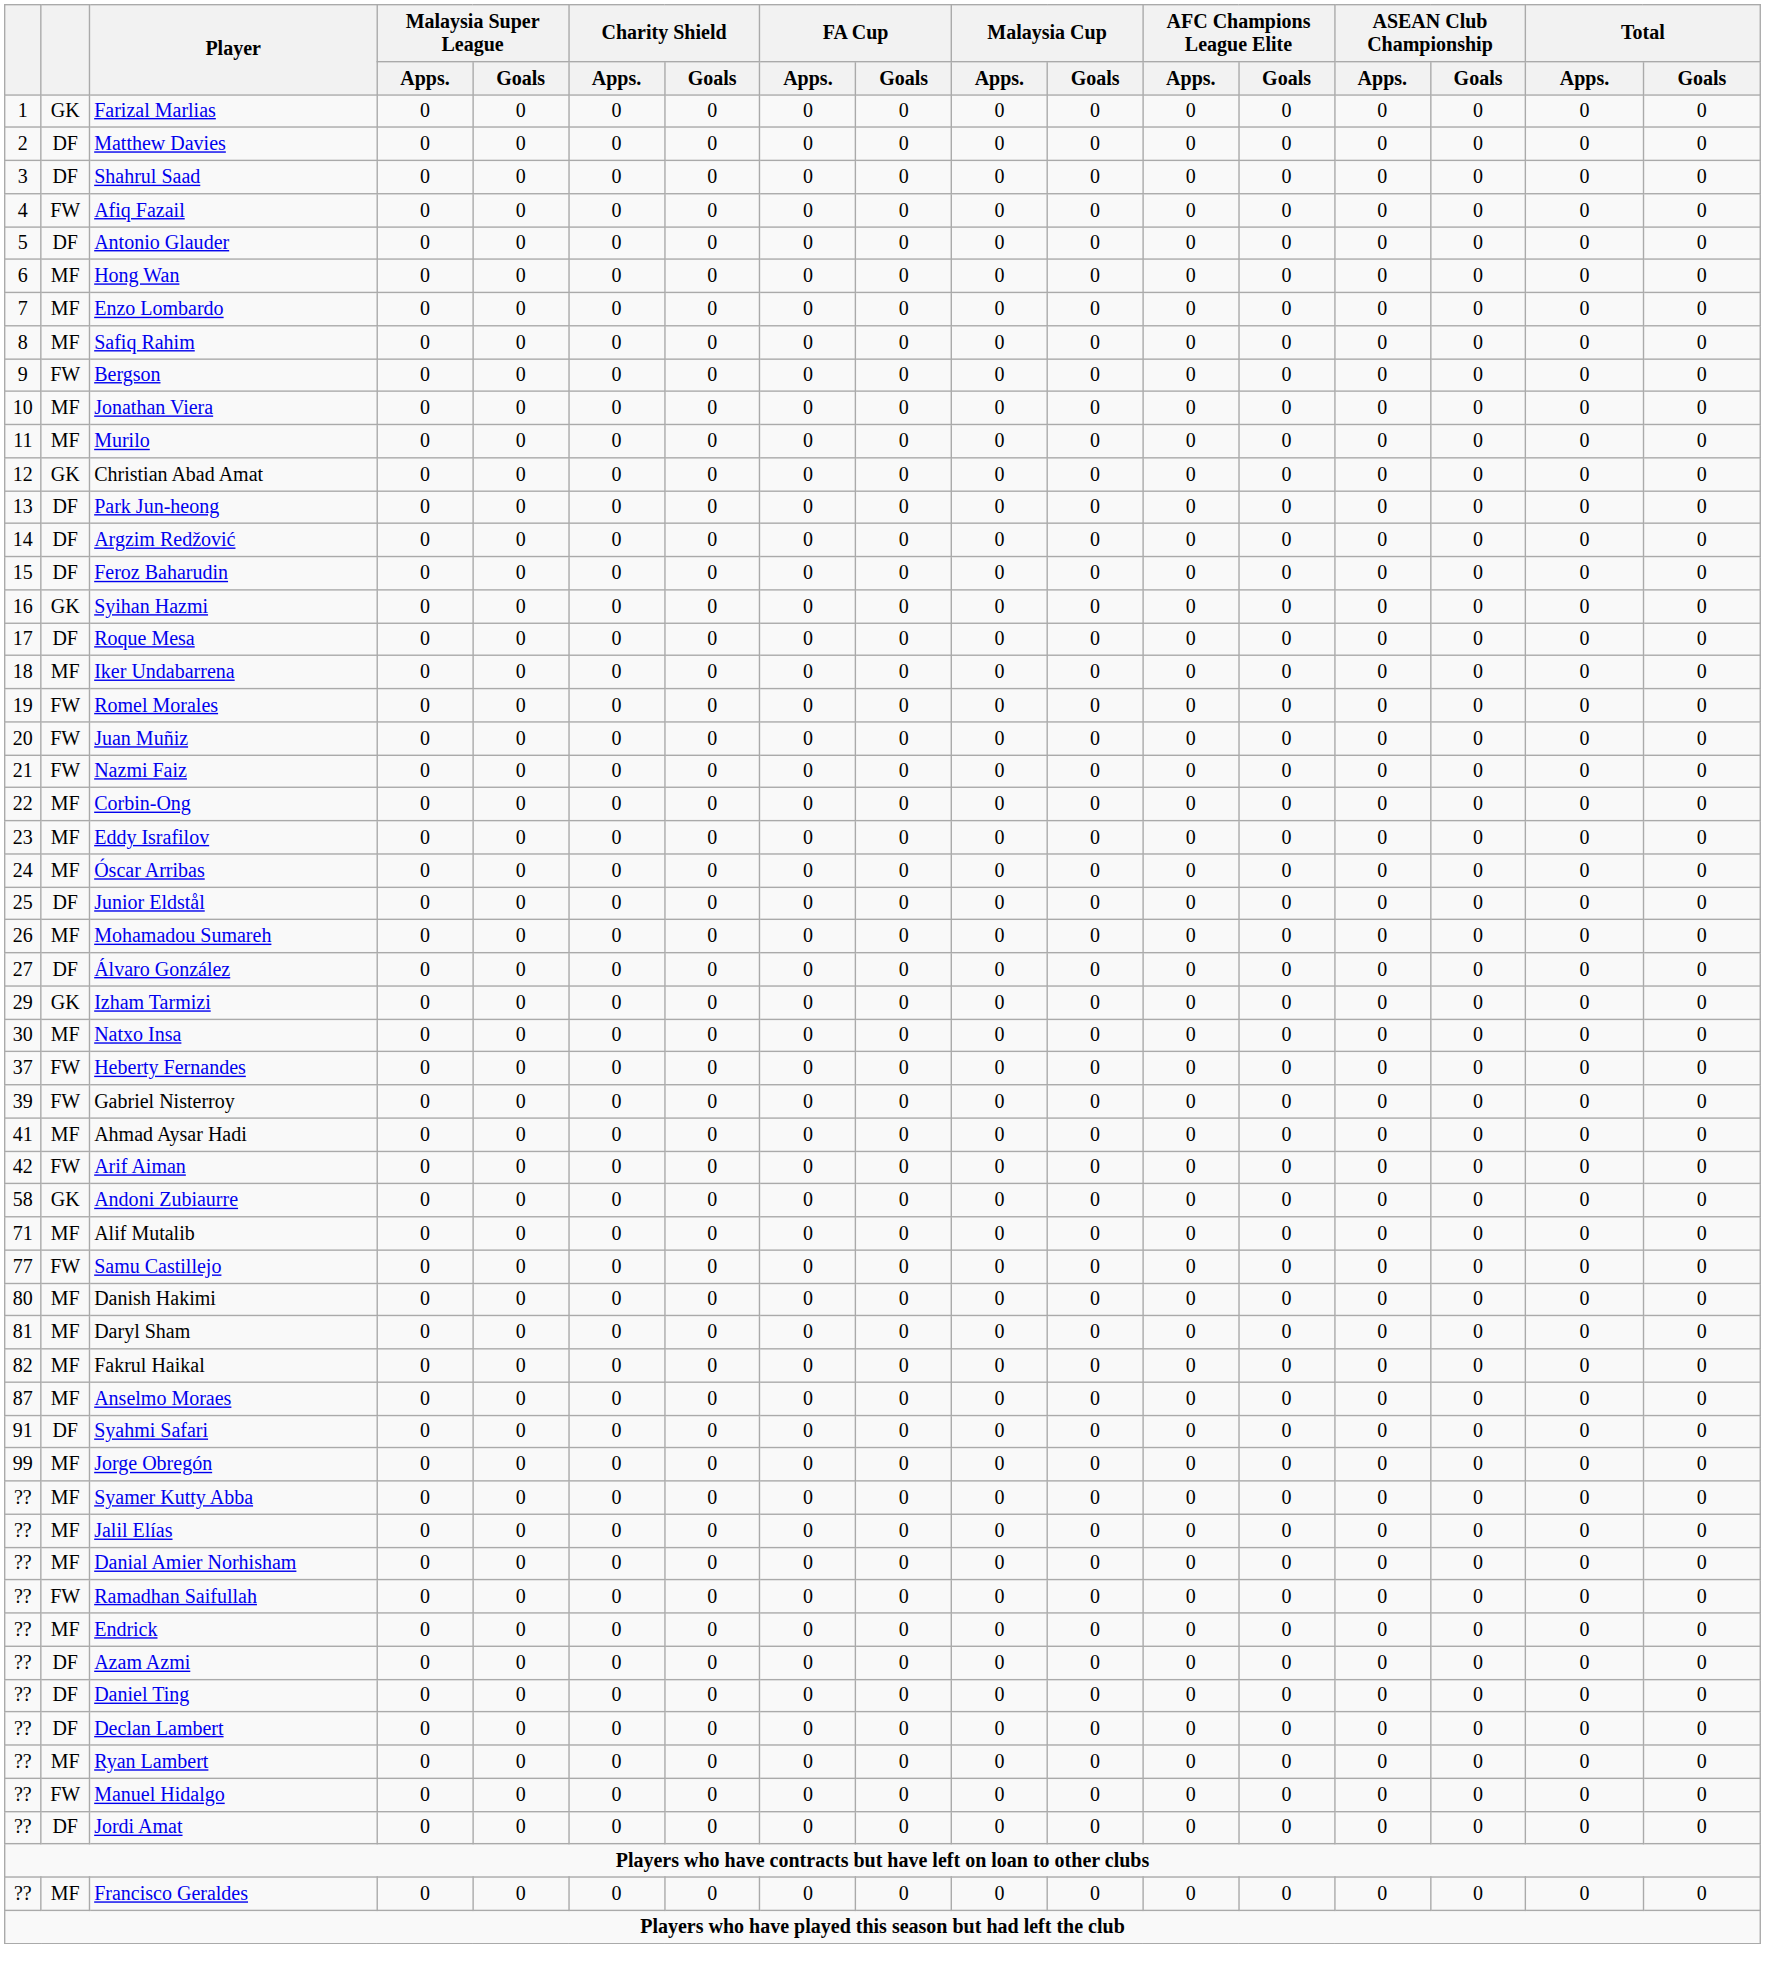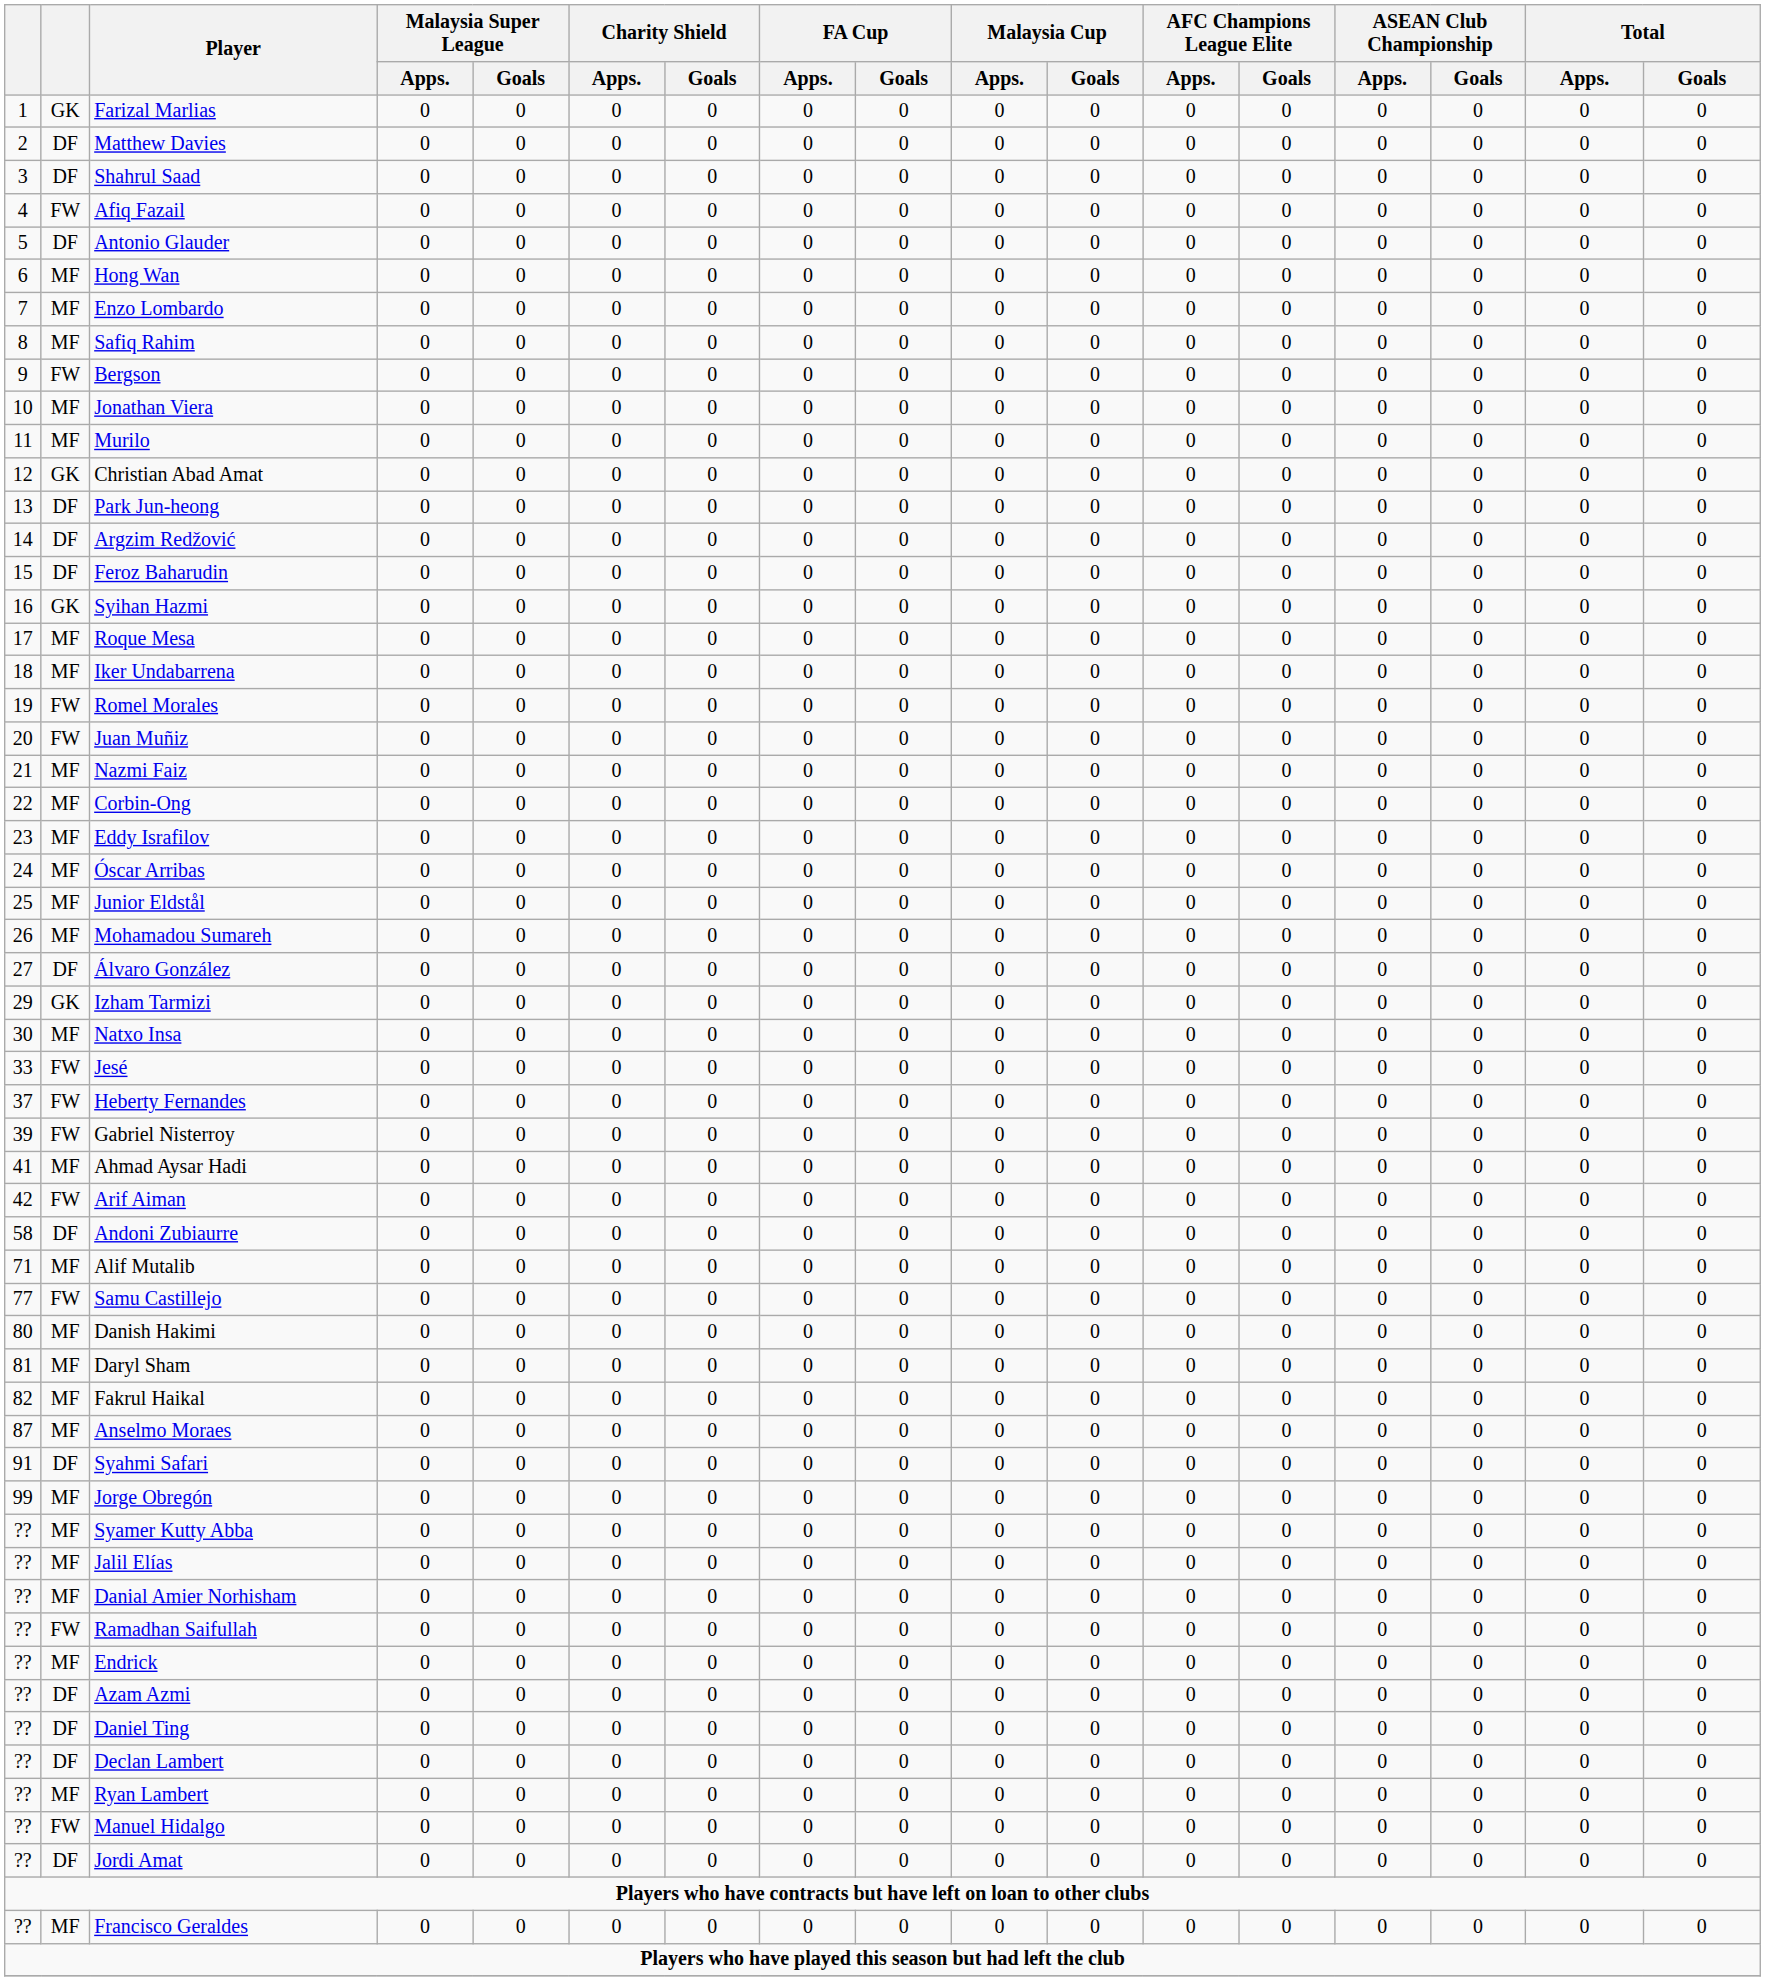(65, 639) DF -> (65, 639) MF
(65, 771) FW -> (65, 771) MF
(65, 903) DF -> (65, 903) MF
+ row: (111, 1068)
(65, 1200) GK -> (65, 1233) DF
